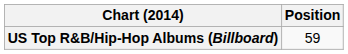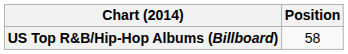(313, 37) 59 -> (313, 37) 58
